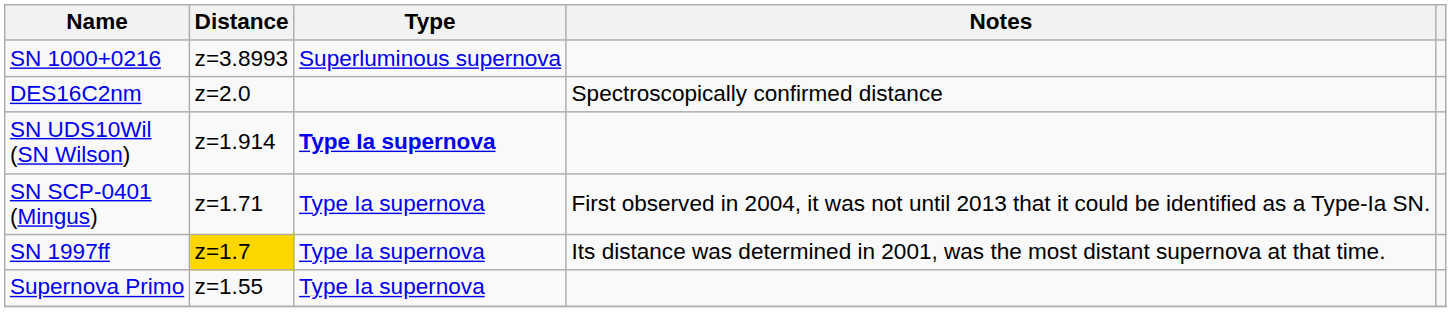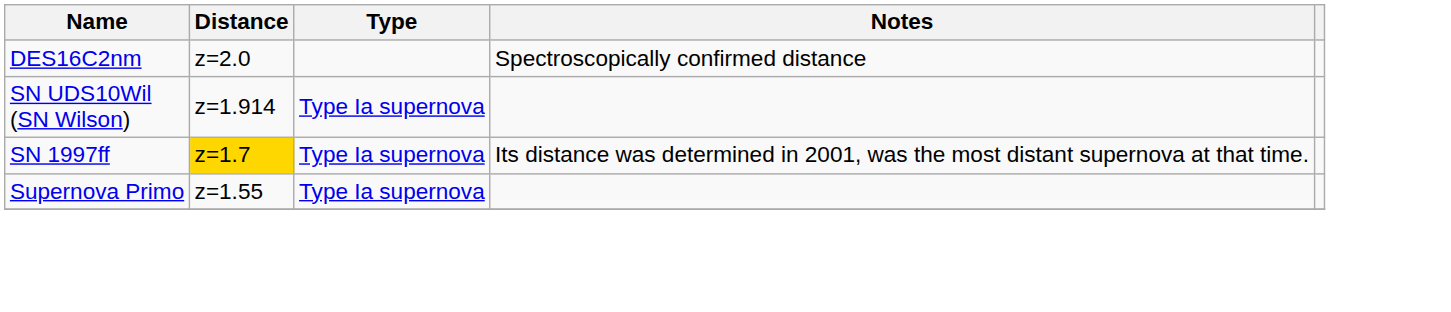- row: (85, 58)
(397, 142) bold -> (392, 106) normal
- row: (81, 203)
